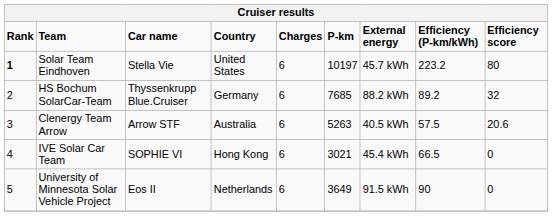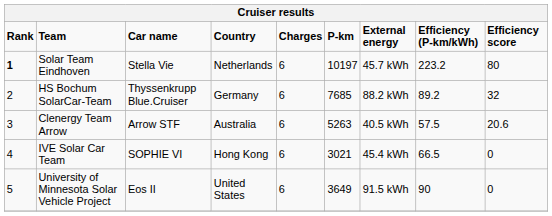(230, 65) United States -> (243, 65) Netherlands
(243, 190) Netherlands -> (230, 190) United States
